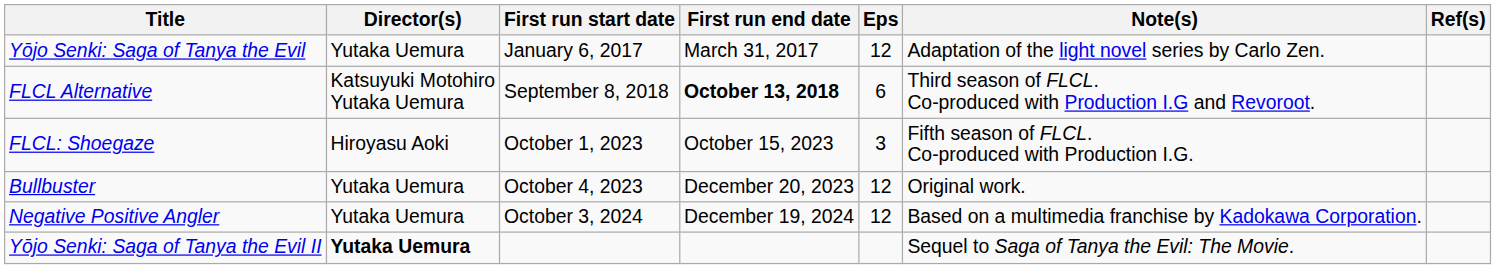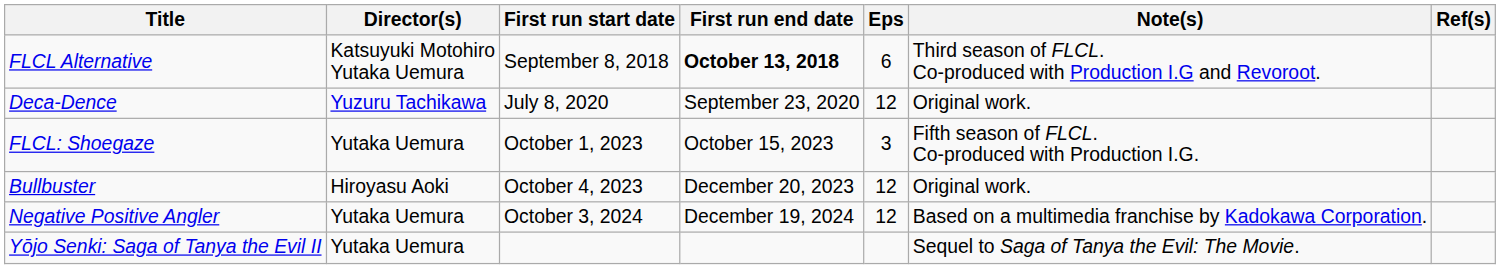- row: (157, 50)
+ row: (63, 103)
(390, 144) Hiroyasu Aoki -> (397, 144) Yutaka Uemura
(397, 186) Yutaka Uemura -> (390, 186) Hiroyasu Aoki
(400, 247) bold -> (397, 247) normal
